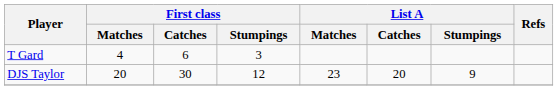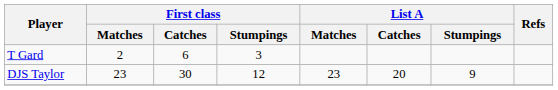(120, 54) 4 -> (120, 54) 2
(120, 74) 20 -> (120, 74) 23
